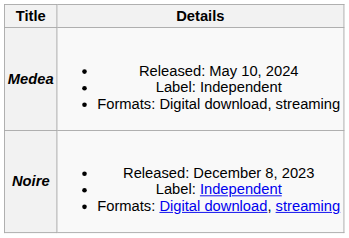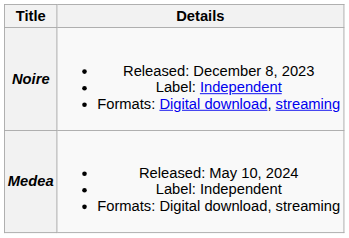rows swapped: (31, 181) <-> (31, 79)
